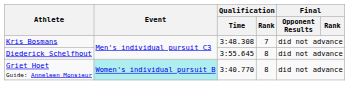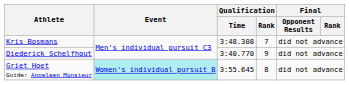(237, 53) 3:55.645 -> (237, 53) 3:40.770
(266, 53) 8 -> (266, 53) 9
(237, 69) 3:40.770 -> (237, 69) 3:55.645
